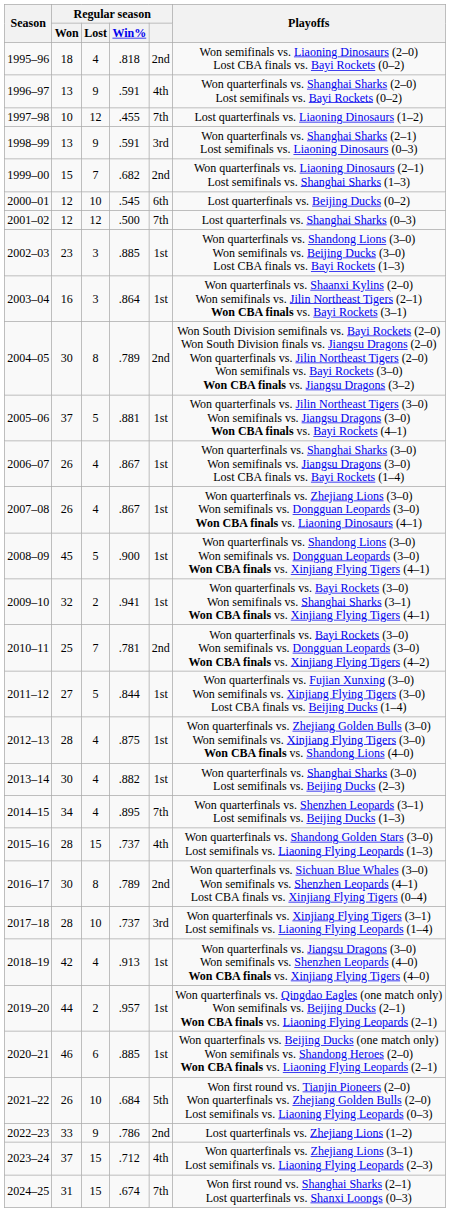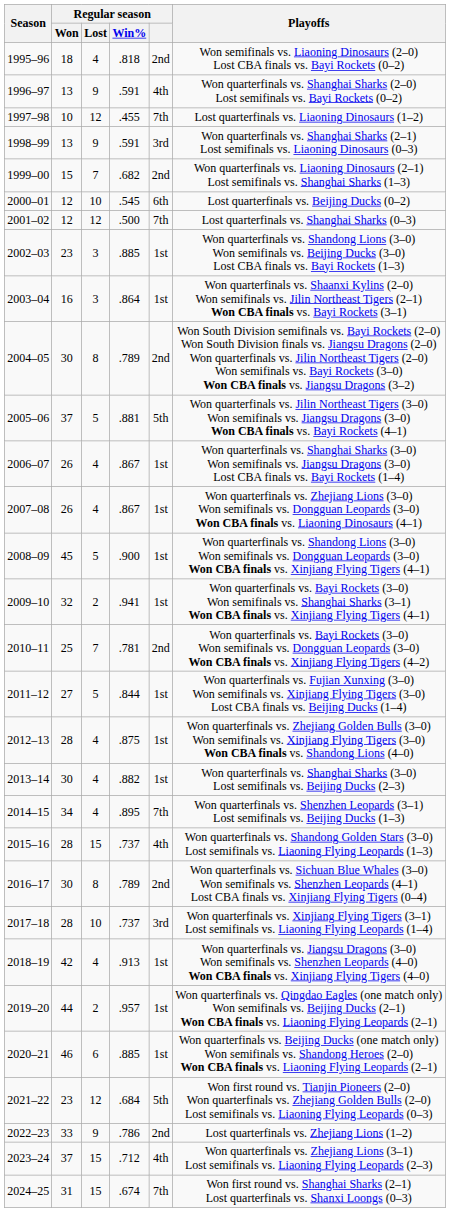(161, 417) 1st -> (161, 417) 5th
(67, 1100) 26 -> (67, 1100) 23
(96, 1100) 10 -> (96, 1100) 12
